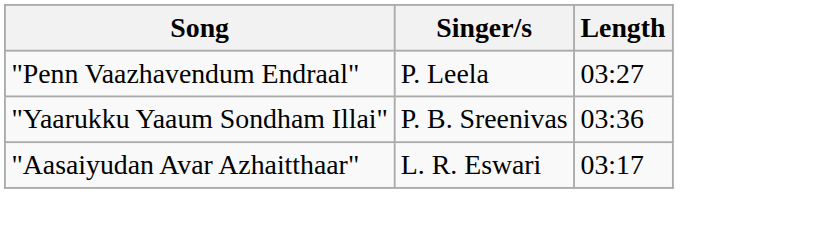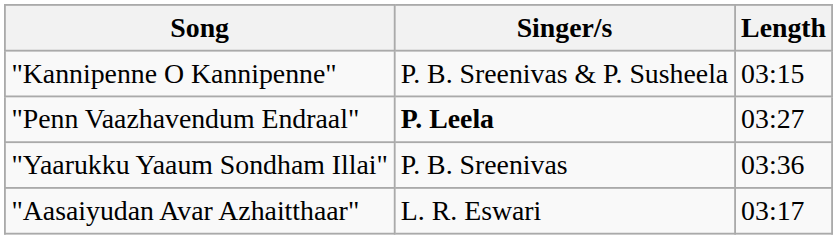+ row: (174, 73)
(445, 73) normal -> (447, 119) bold
